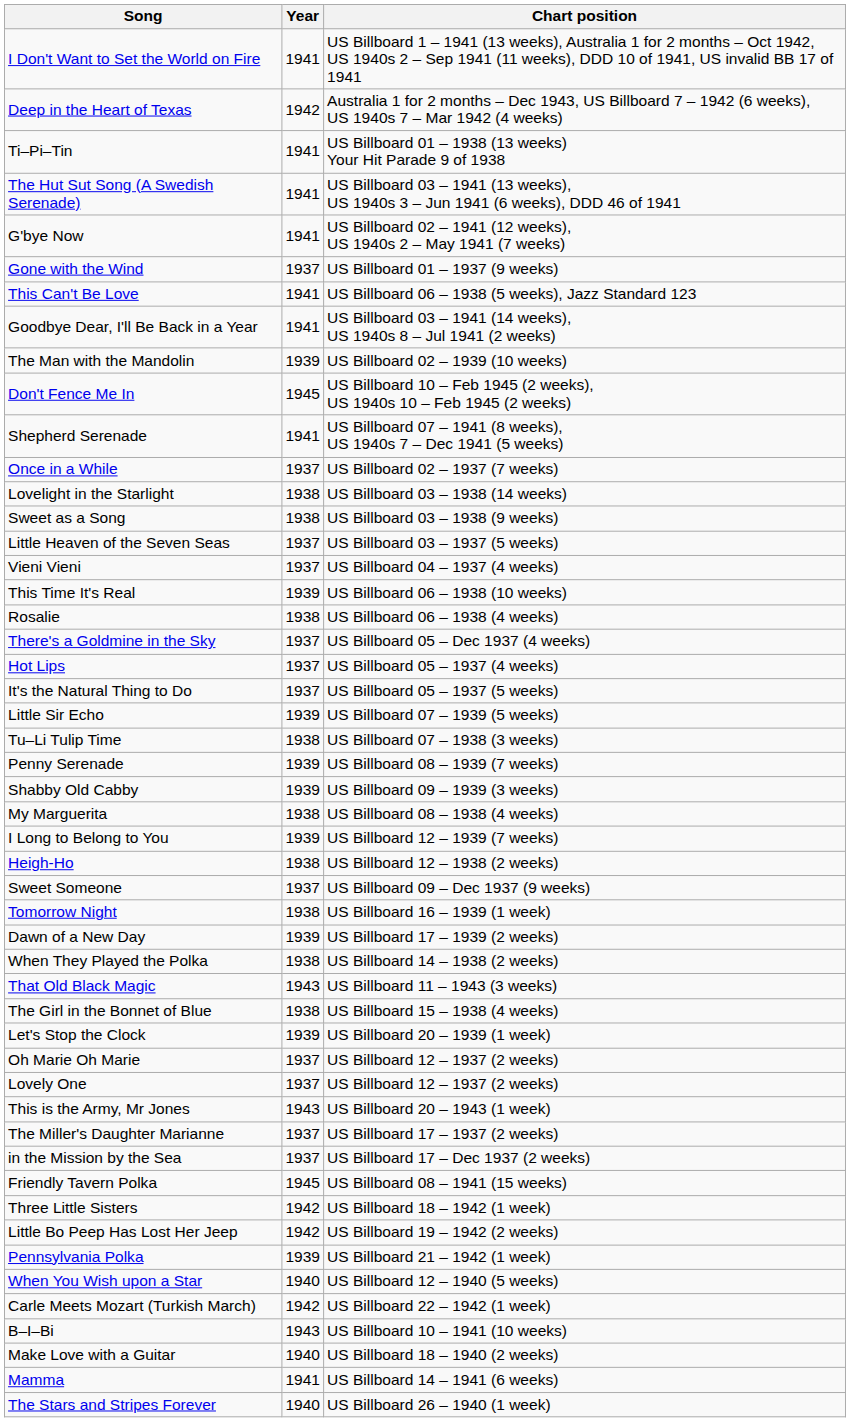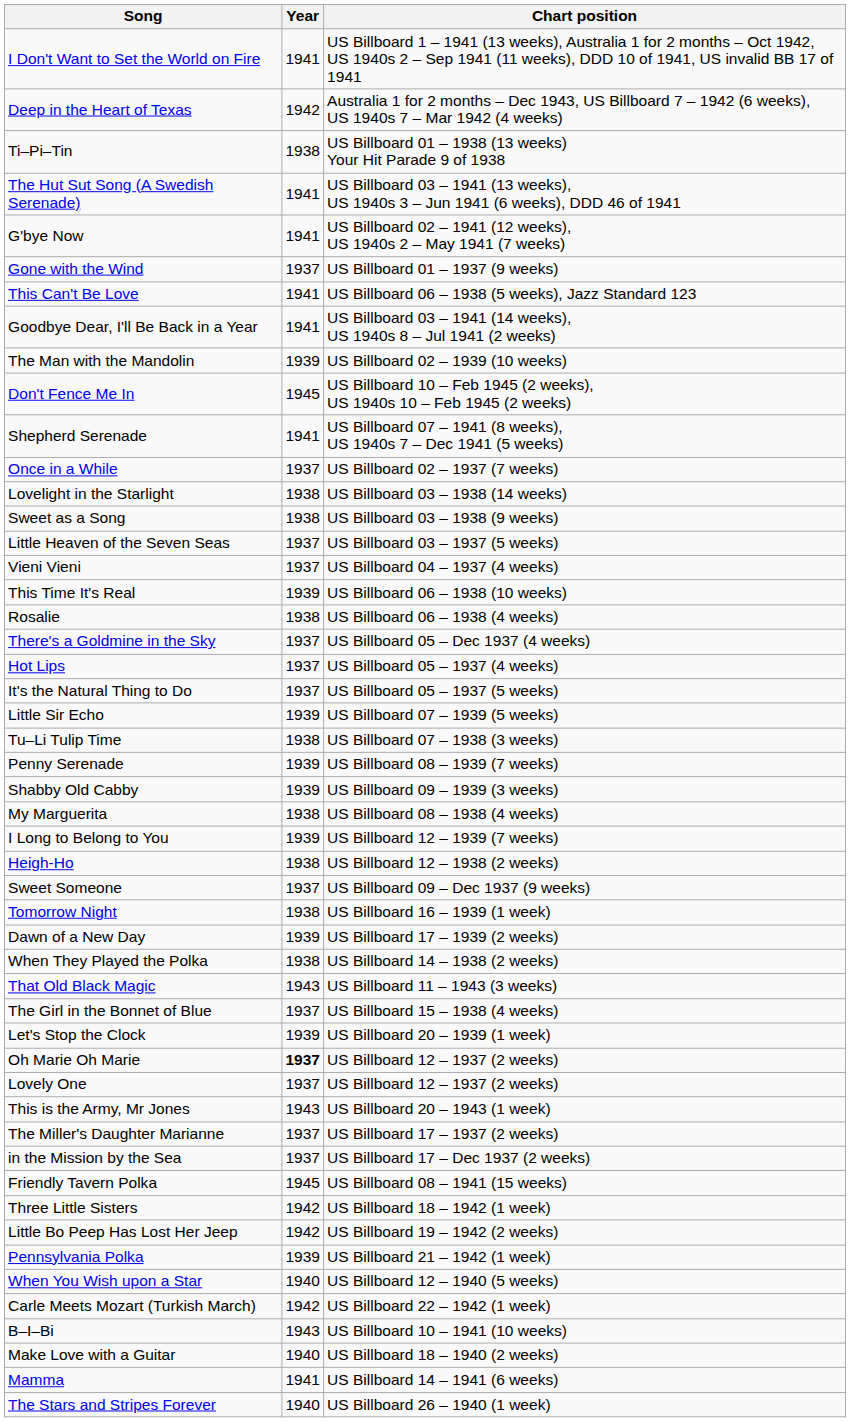(303, 151) 1941 -> (303, 151) 1938
(303, 1010) 1938 -> (303, 1010) 1937
(303, 1060) normal -> (303, 1060) bold
